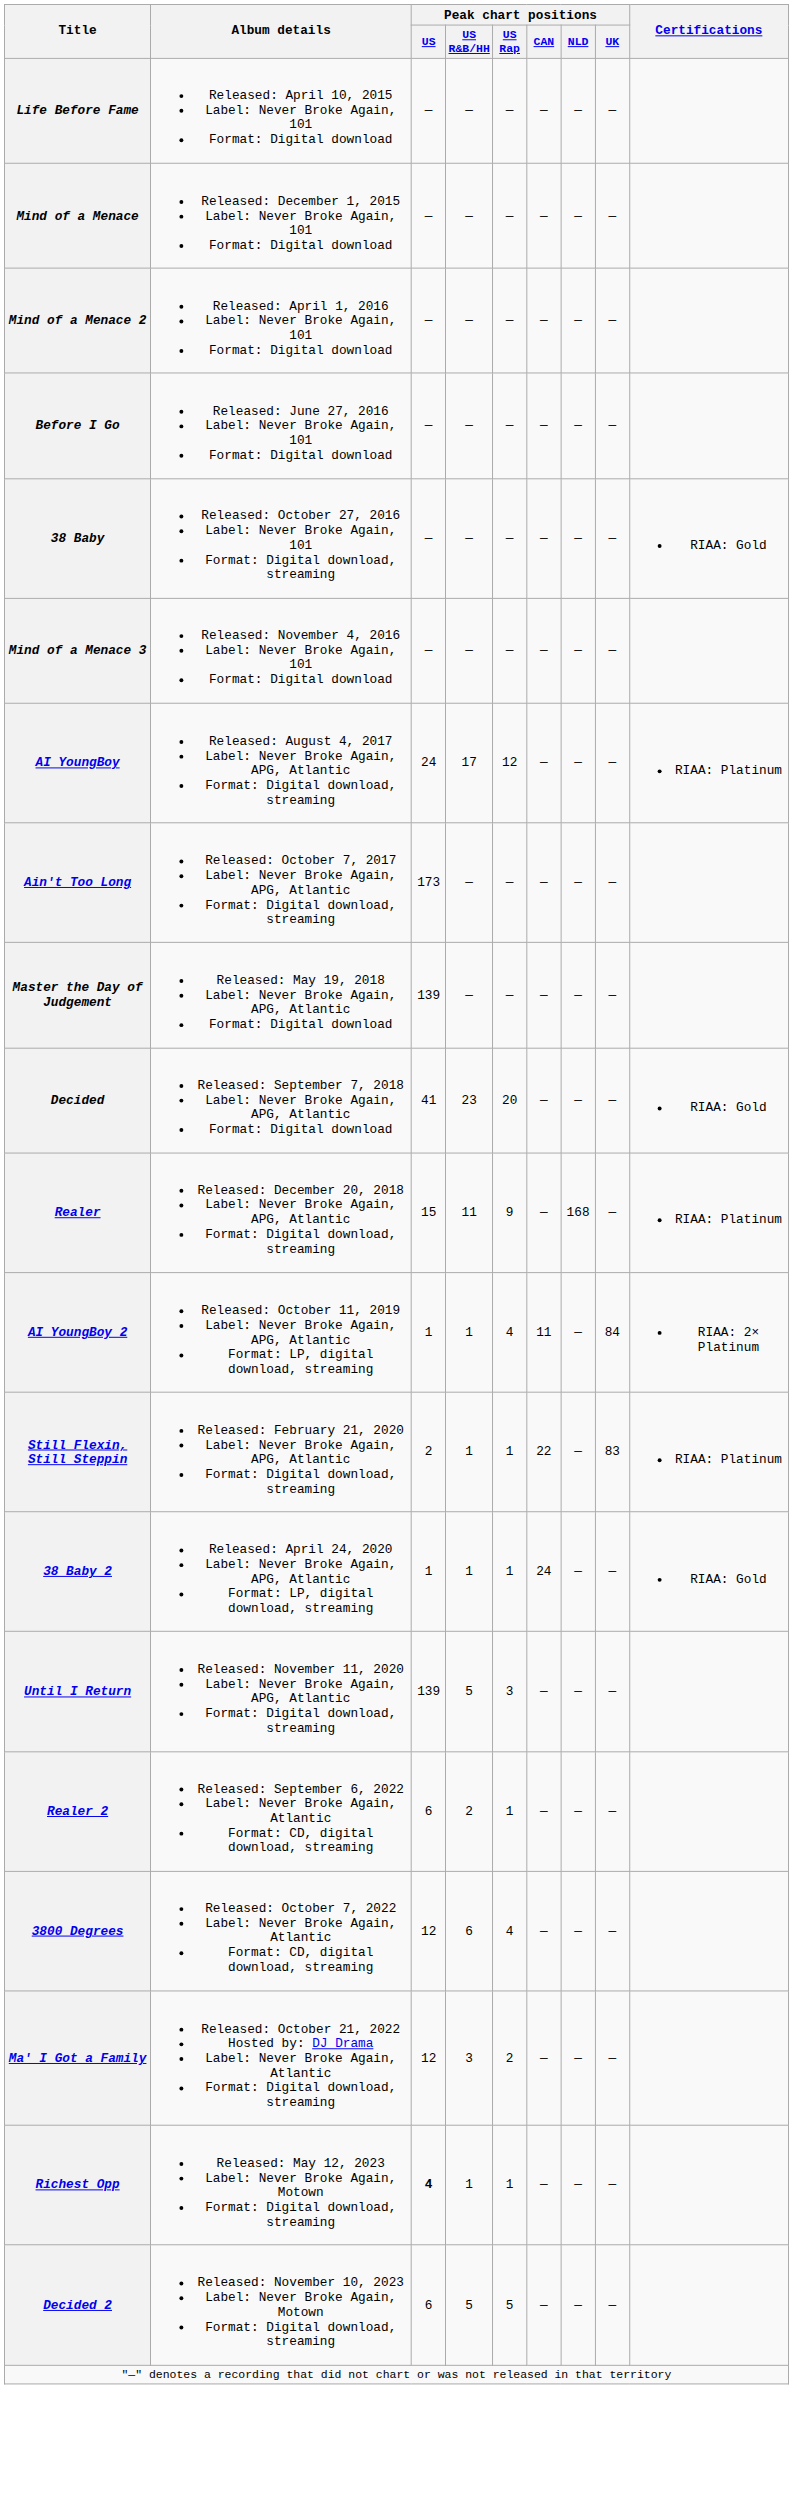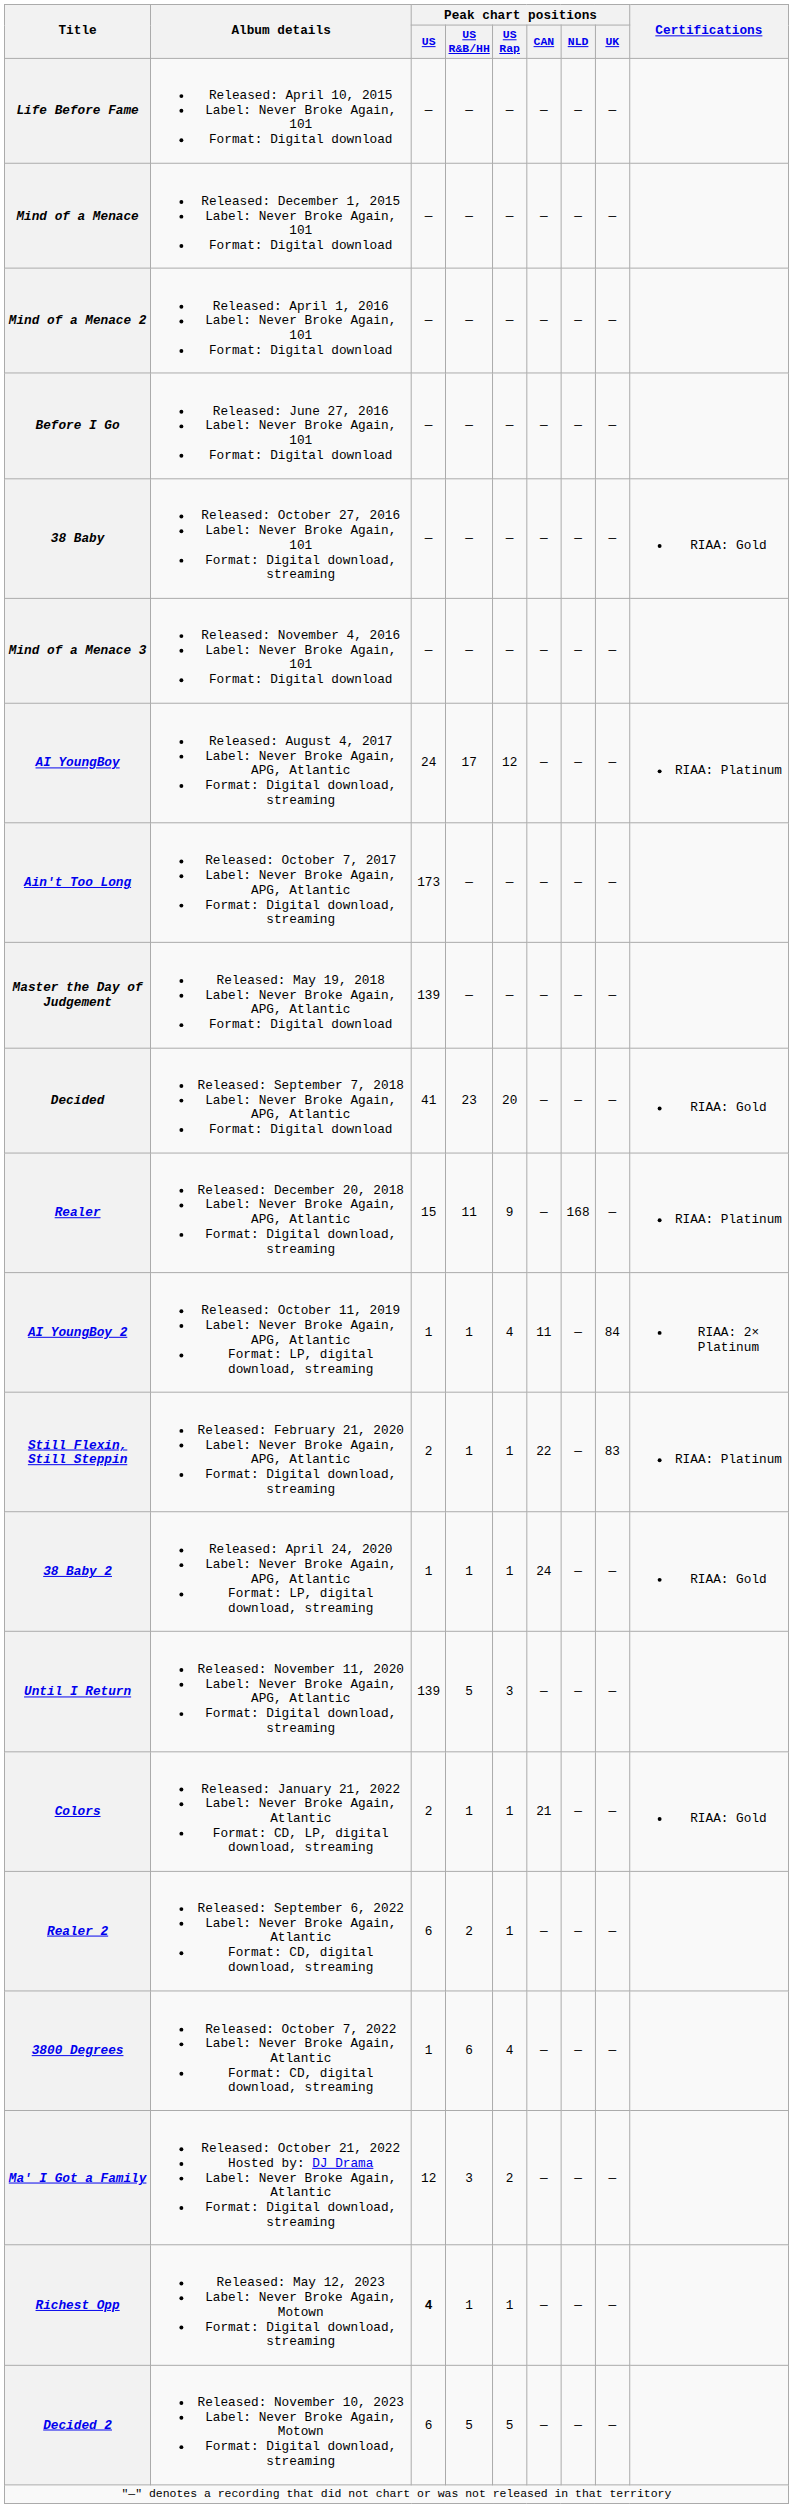+ row: (78, 1811)
(429, 1931) 12 -> (429, 2051) 1
